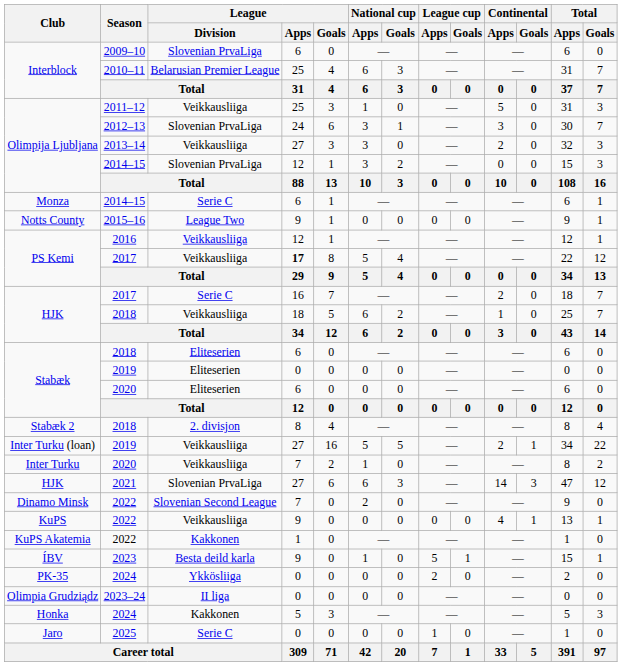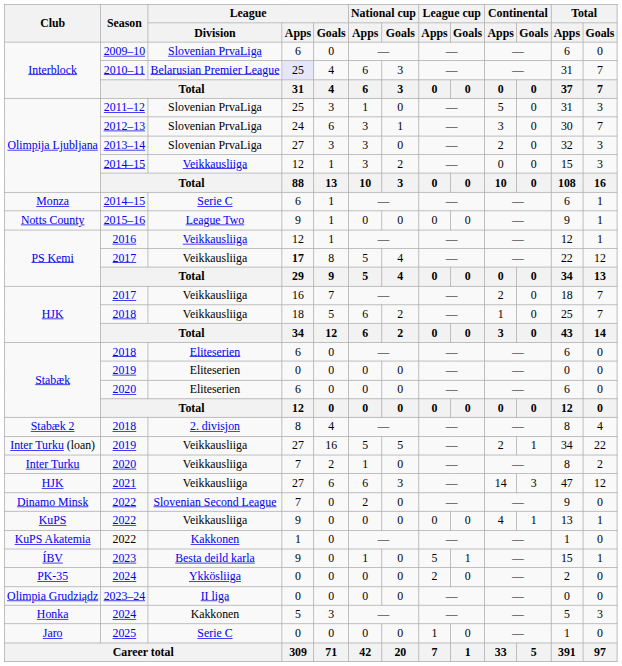(298, 70) no background -> (298, 70) lavender background
(215, 107) Veikkausliiga -> (215, 107) Slovenian PrvaLiga
(215, 145) Veikkausliiga -> (215, 145) Slovenian PrvaLiga
(215, 164) Slovenian PrvaLiga -> (215, 164) Veikkausliiga
(215, 295) Serie C -> (215, 295) Veikkausliiga
(215, 483) Slovenian PrvaLiga -> (215, 483) Veikkausliiga
